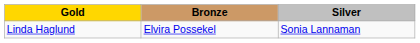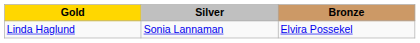columns swapped: (346, 12) <-> (210, 12)
